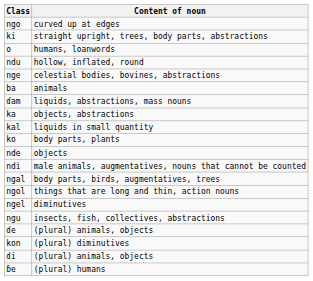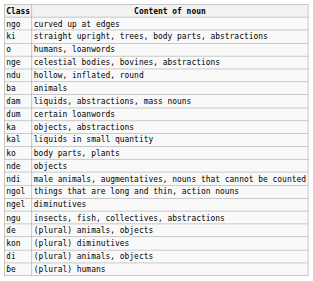rows swapped: (13, 75) <-> (13, 62)
+ row: (13, 114)
- row: (16, 179)
